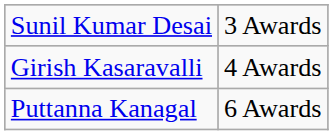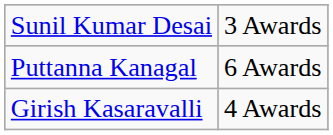rows swapped: (107, 66) <-> (104, 108)
